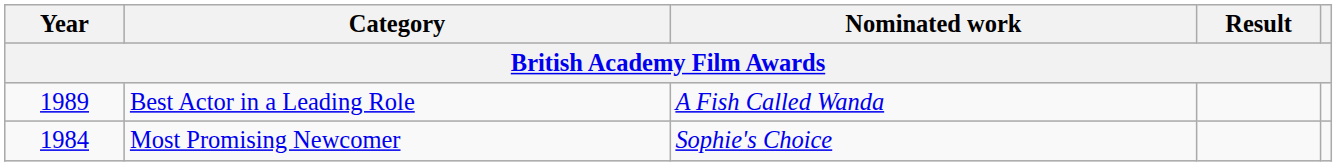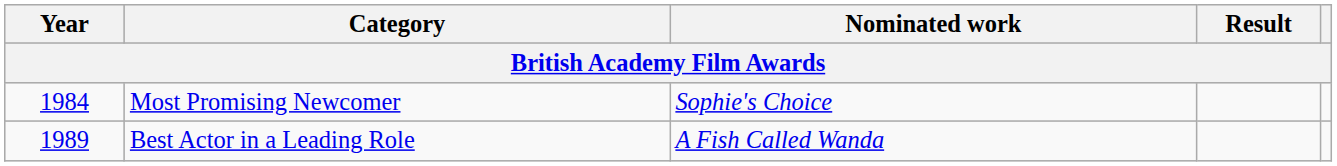rows swapped: (265, 140) <-> (272, 101)
